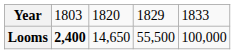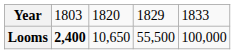(111, 37) 14,650 -> (111, 37) 10,650
